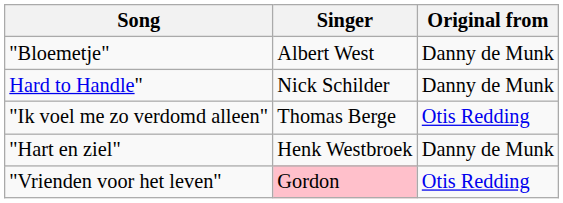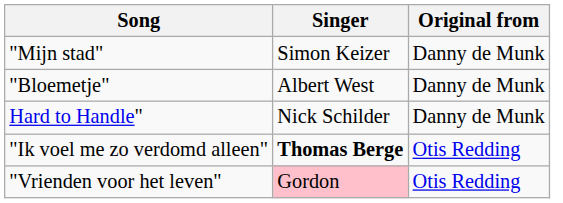+ row: (56, 52)
(337, 117) normal -> (340, 149) bold
- row: (65, 149)
